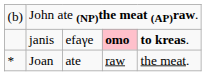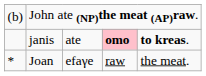(79, 39) efaγe -> (73, 39) ate
(73, 60) ate -> (79, 60) efaγe
